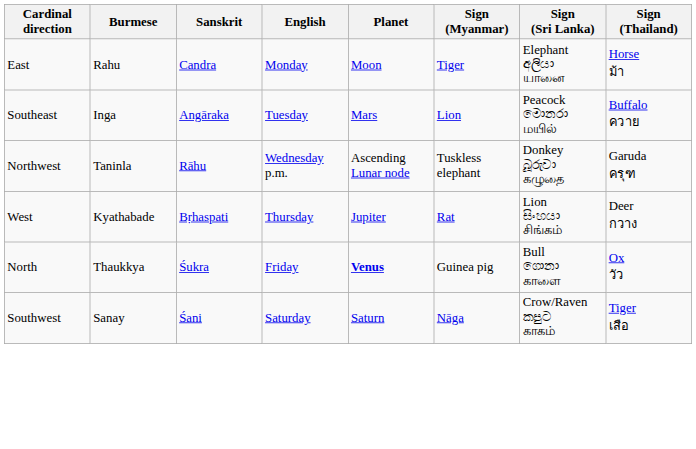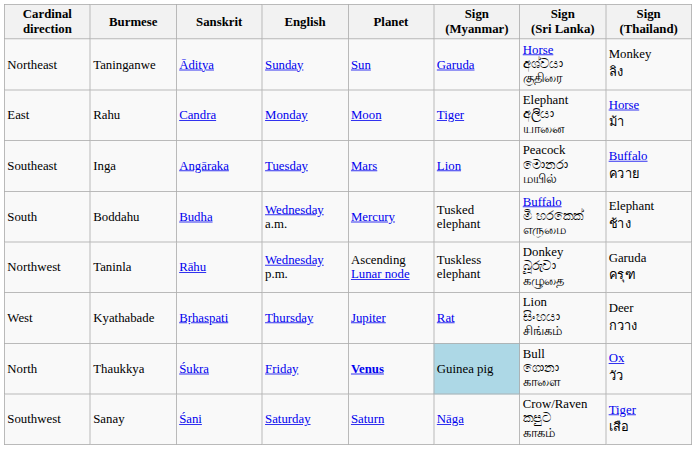+ row: (32, 64)
+ row: (22, 216)
(465, 267) no background -> (465, 368) lightblue background
